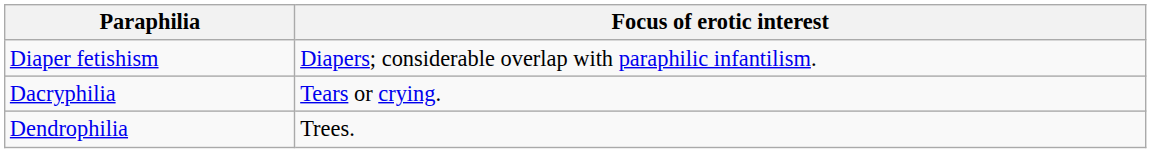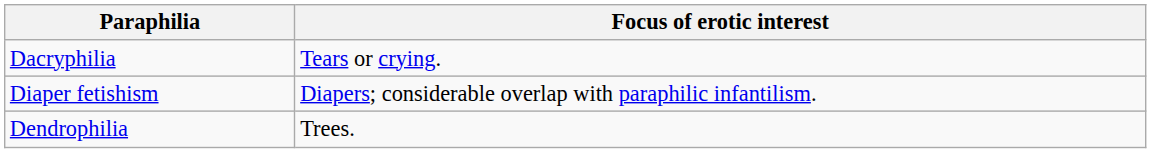rows swapped: (63, 93) <-> (84, 57)
